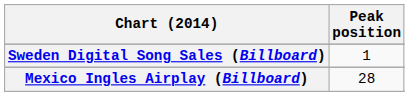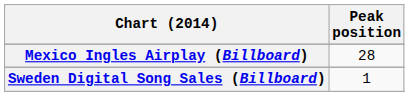rows swapped: (167, 79) <-> (167, 56)
